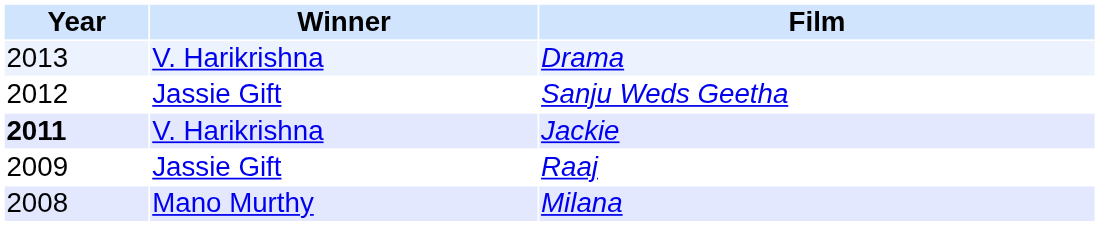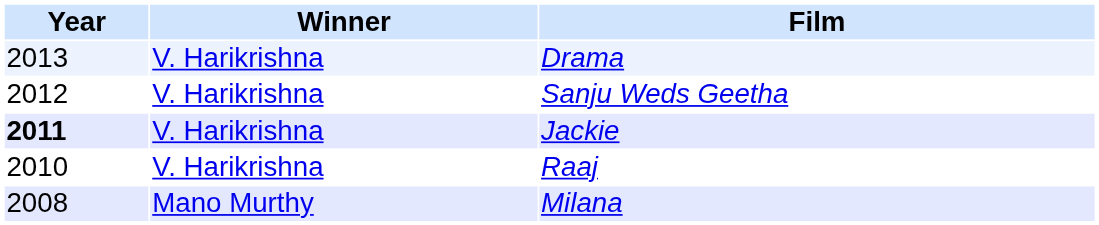(217, 94) Jassie Gift -> (238, 94) V. Harikrishna
(37, 166) 2009 -> (37, 166) 2010
(217, 166) Jassie Gift -> (238, 166) V. Harikrishna
